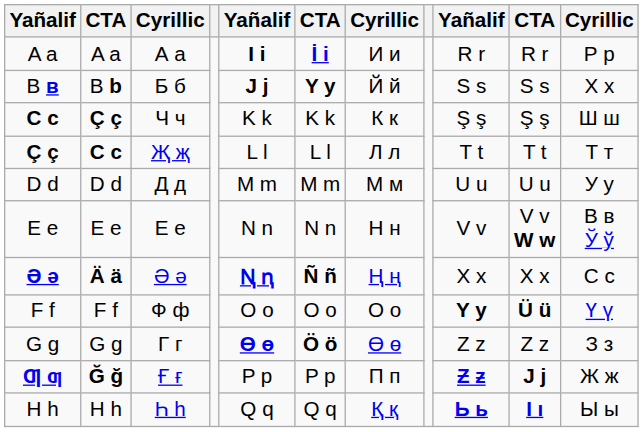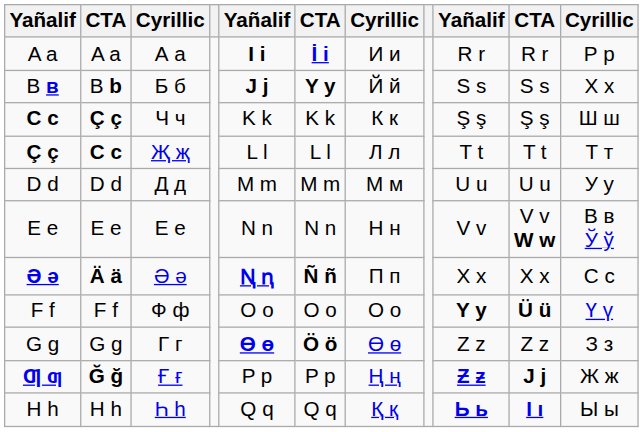(385, 275) Ң ң -> (385, 275) П п
(385, 376) П п -> (385, 376) Ң ң
